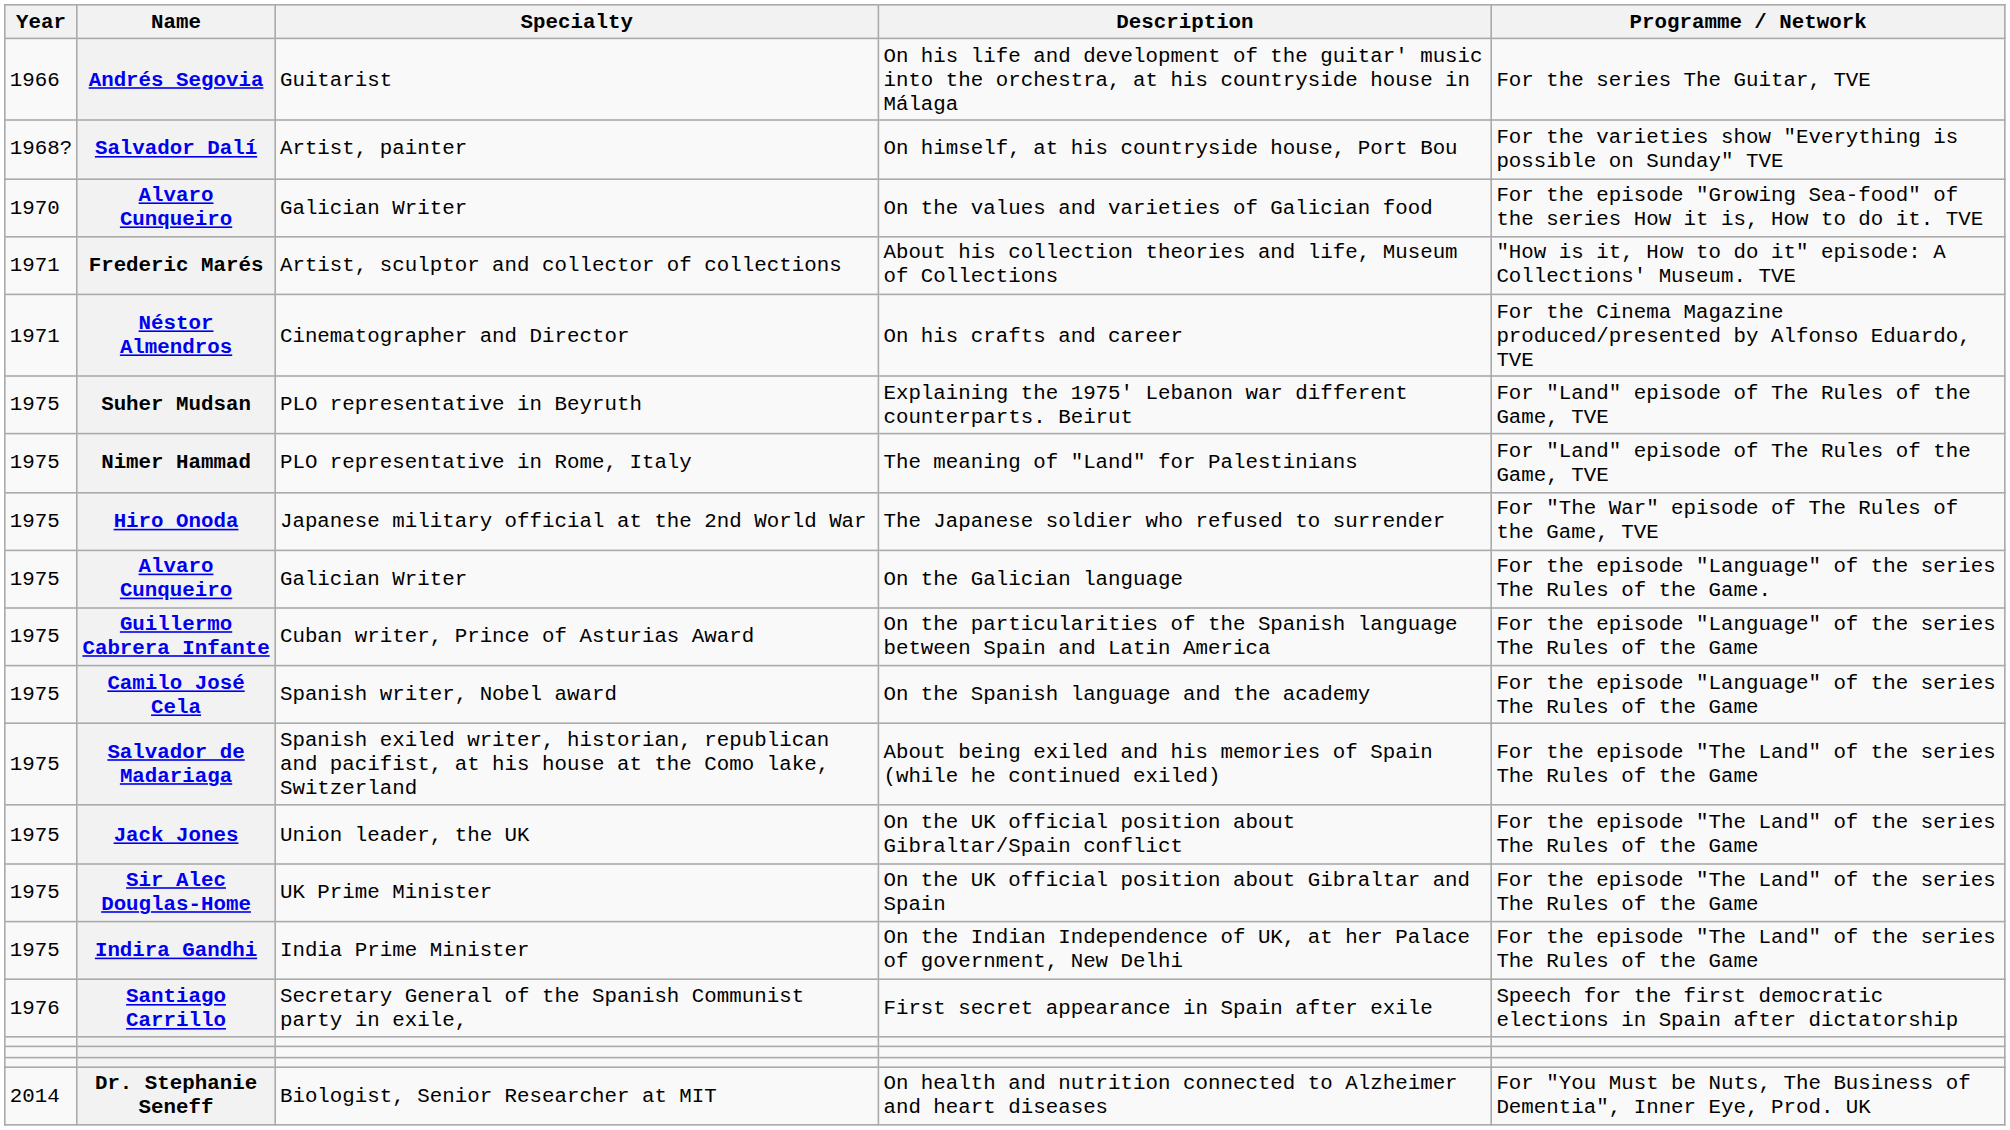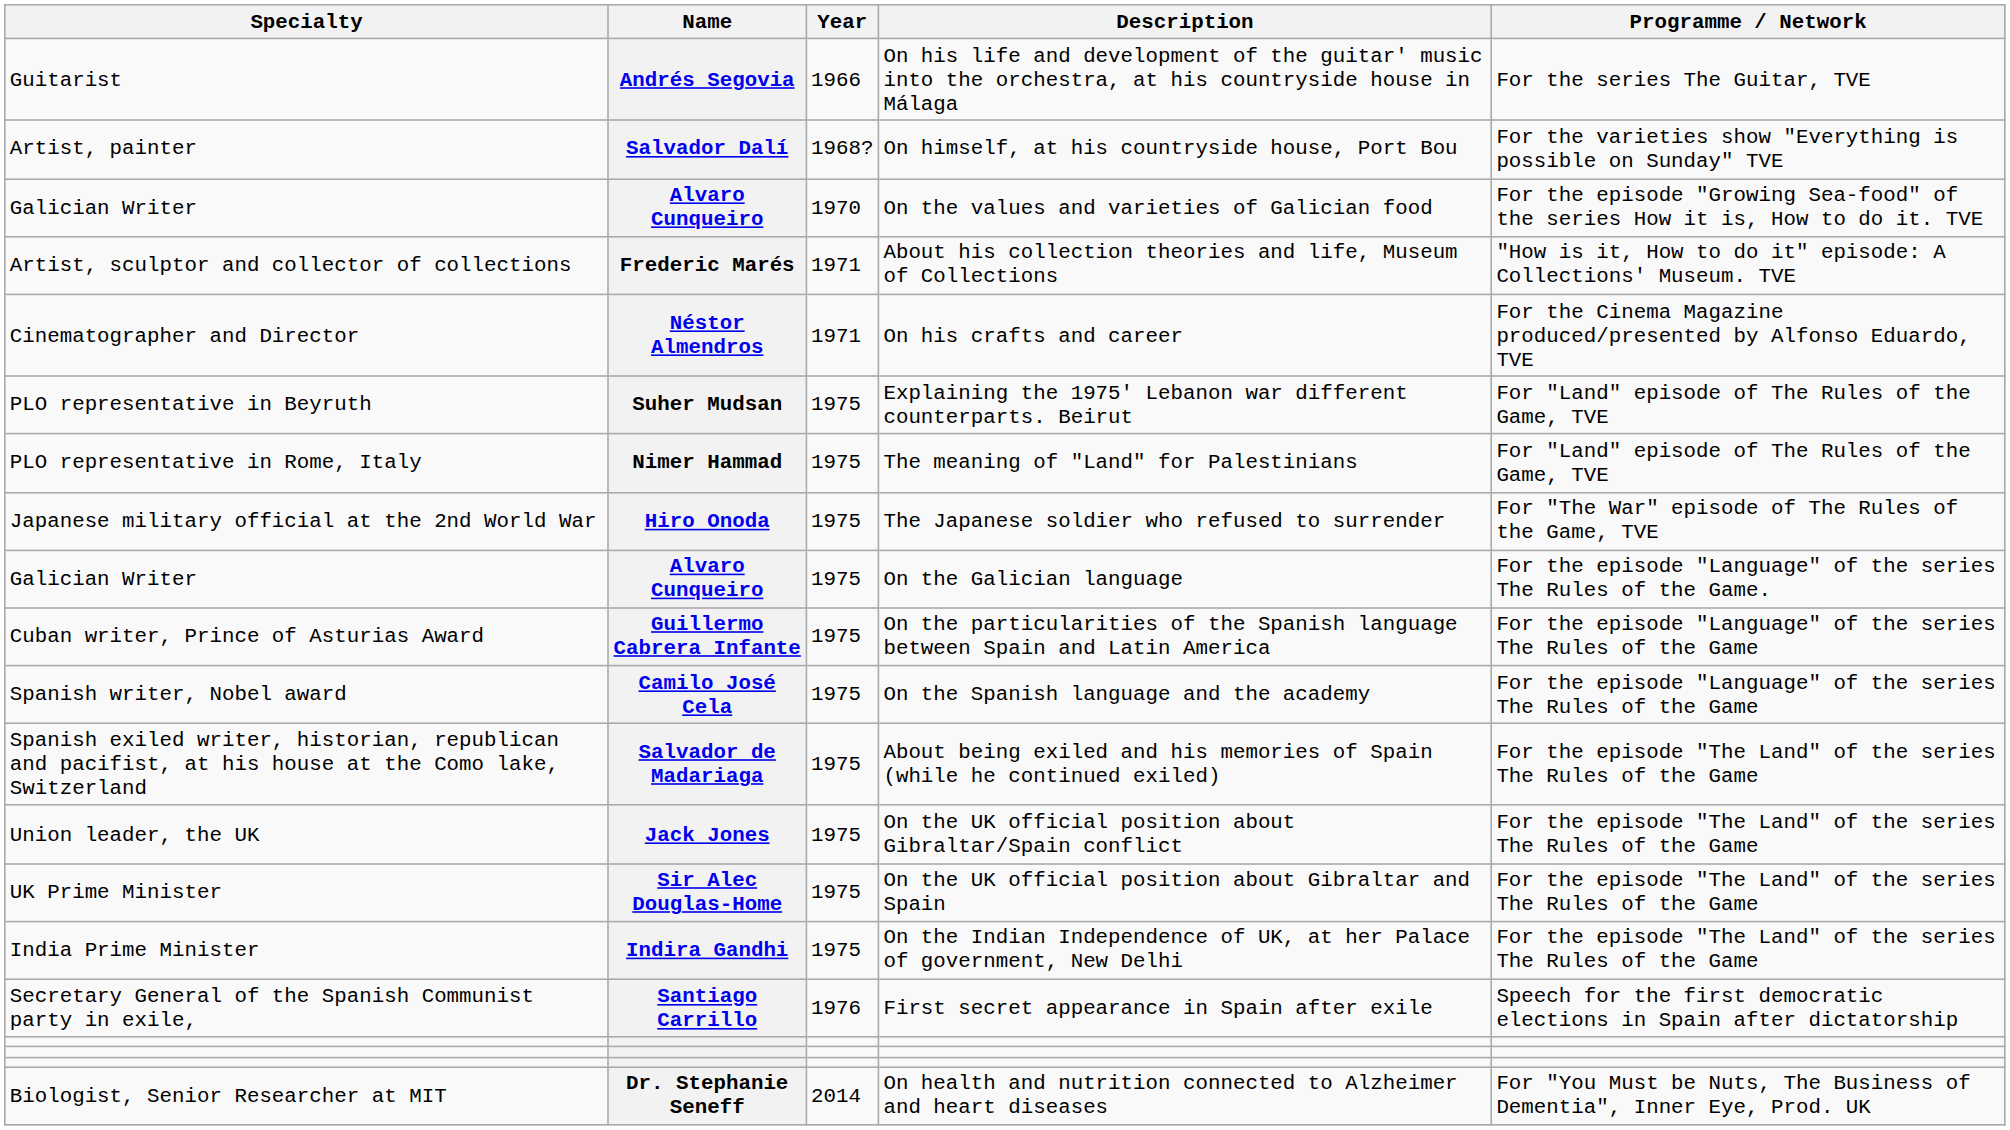columns swapped: (41, 22) <-> (577, 22)
